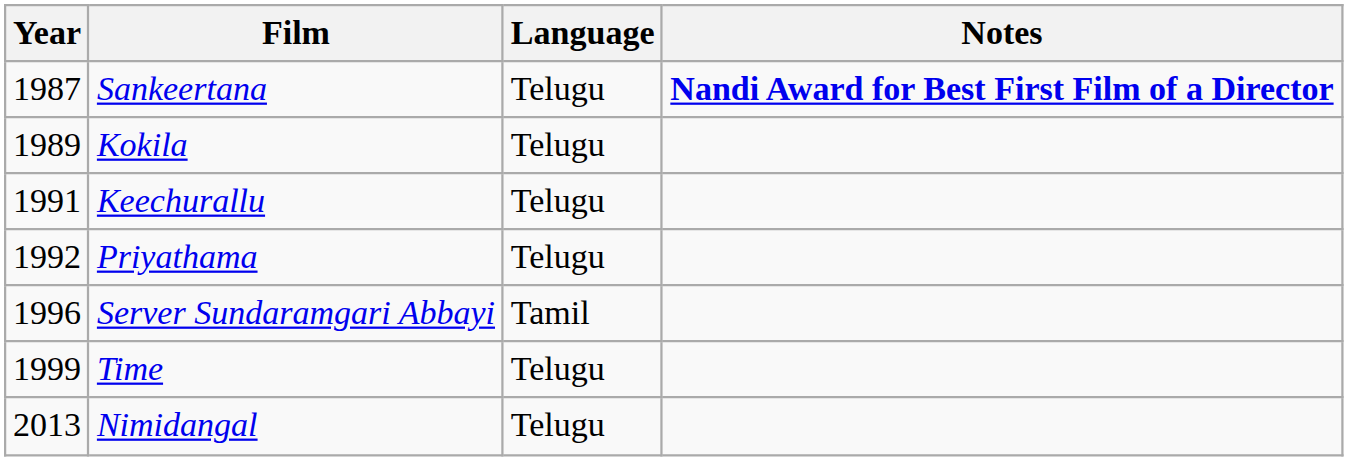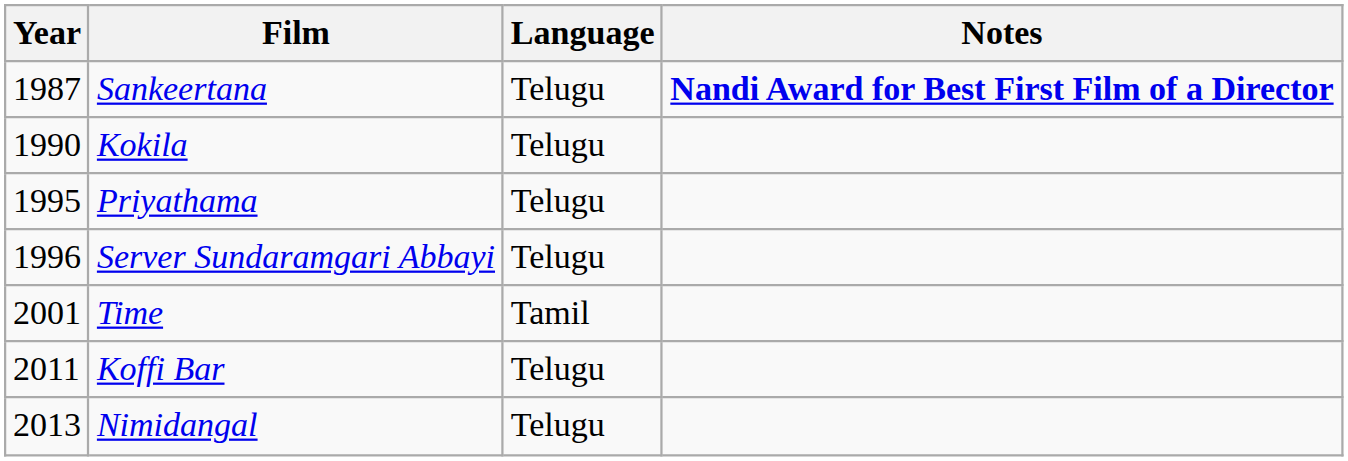(47, 145) 1989 -> (47, 145) 1990
- row: (181, 201)
(47, 257) 1992 -> (47, 201) 1995
(550, 313) Tamil -> (558, 257) Telugu
(47, 369) 1999 -> (47, 313) 2001
(558, 369) Telugu -> (550, 313) Tamil
+ row: (161, 369)
